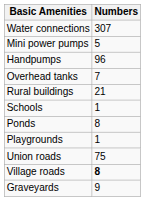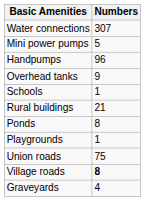(97, 76) 7 -> (97, 76) 9
rows swapped: (40, 92) <-> (25, 108)
(97, 188) 9 -> (97, 188) 4
